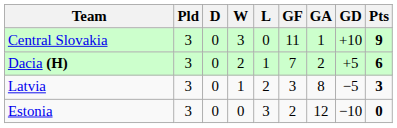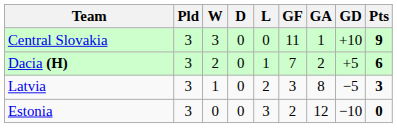columns swapped: (241, 16) <-> (215, 16)
